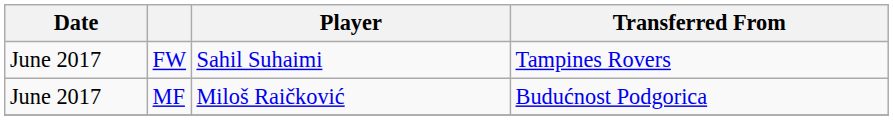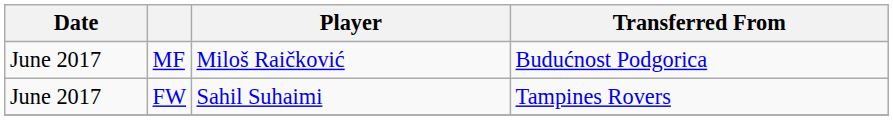rows swapped: (169, 96) <-> (169, 59)
